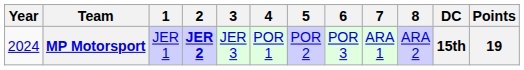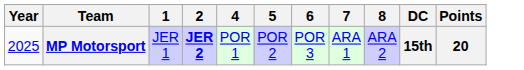- column: (233, 15)
(24, 45) 2024 -> (24, 45) 2025
(494, 45) 19 -> (461, 45) 20
